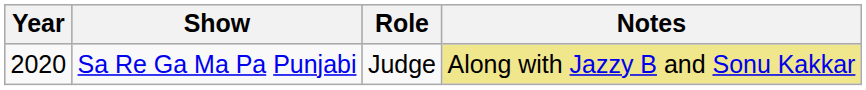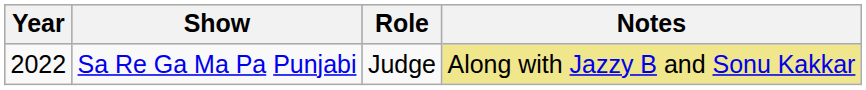(38, 63) 2020 -> (38, 63) 2022
